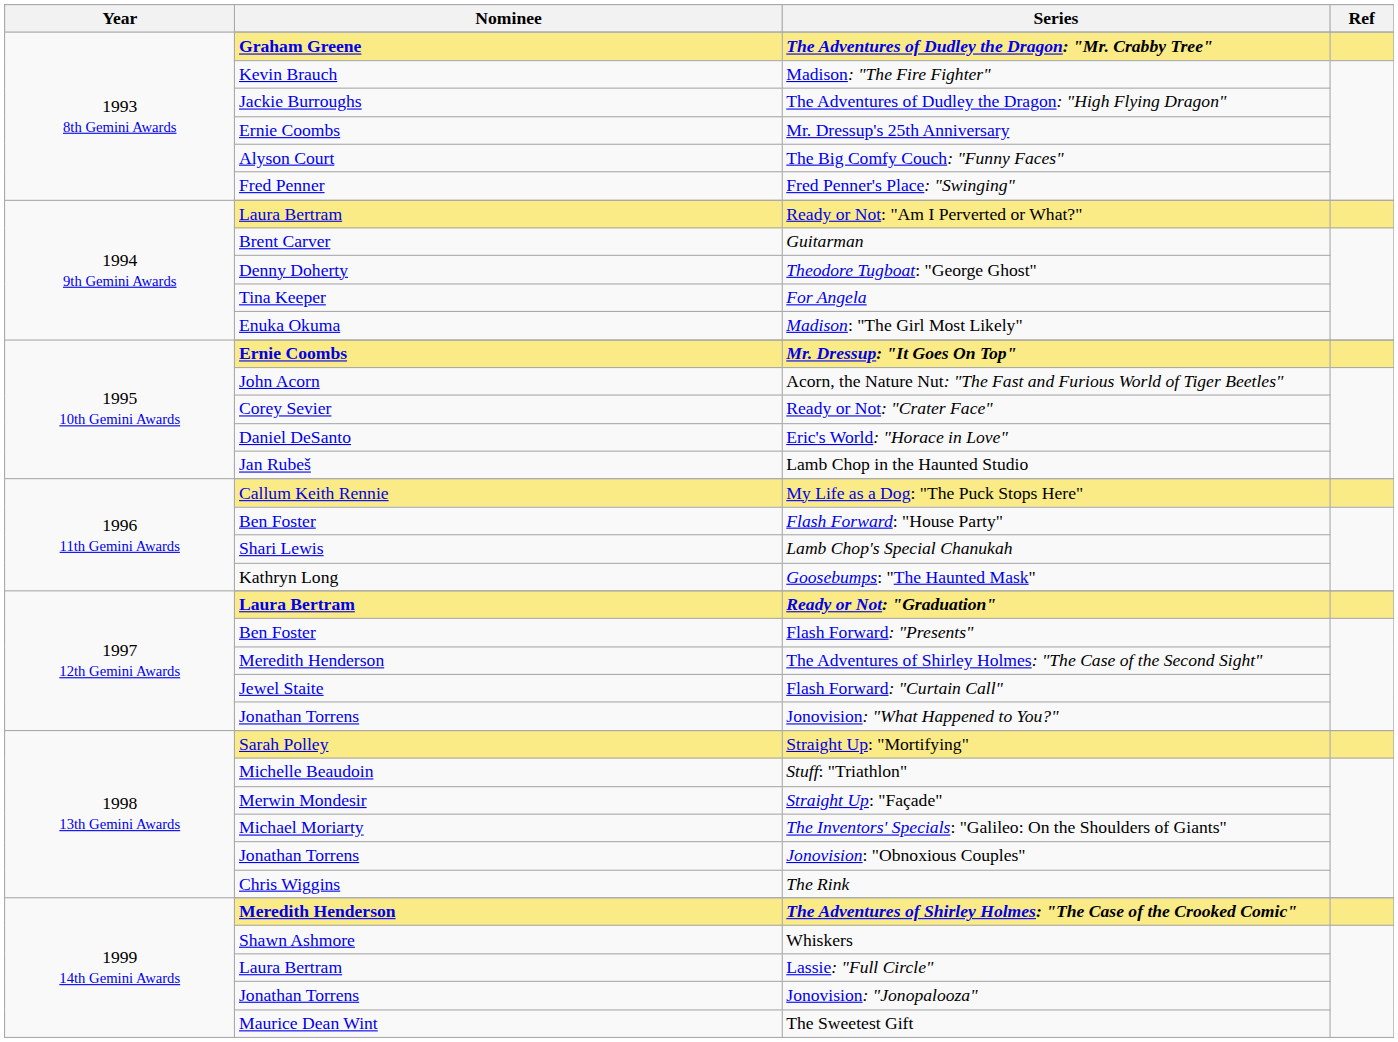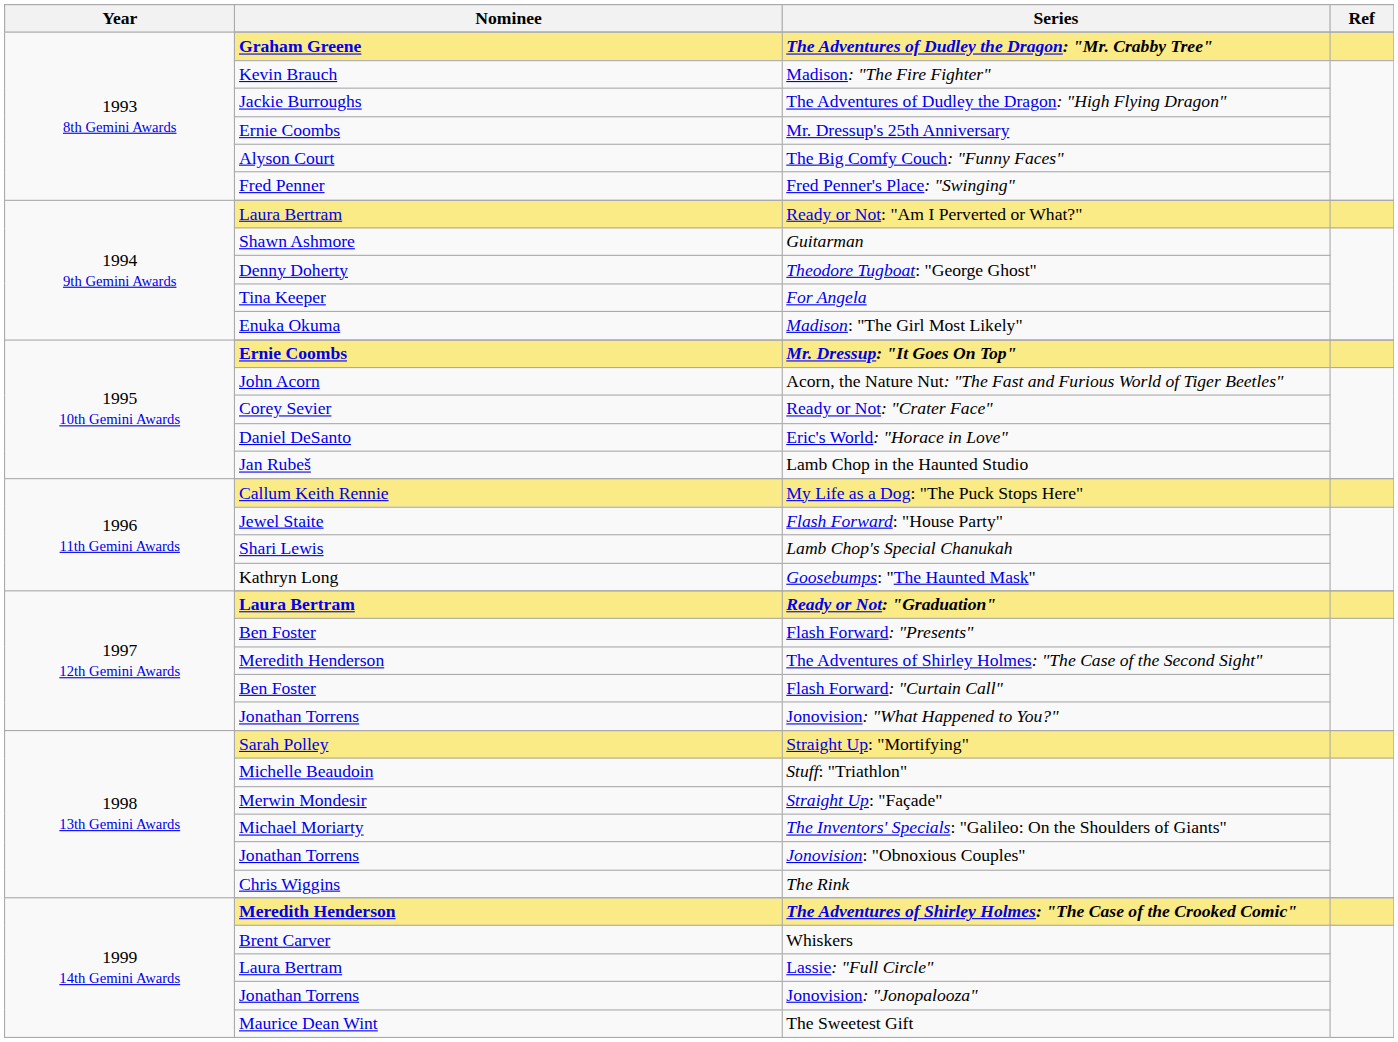(285, 241) Brent Carver -> (297, 241) Shawn Ashmore
(277, 520) Ben Foster -> (281, 520) Jewel Staite
(281, 688) Jewel Staite -> (277, 688) Ben Foster
(297, 939) Shawn Ashmore -> (285, 939) Brent Carver
